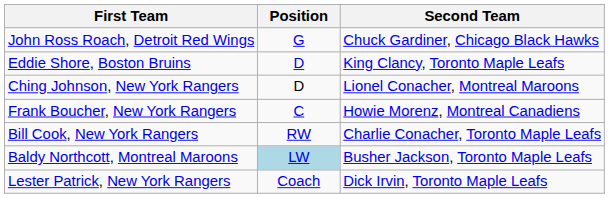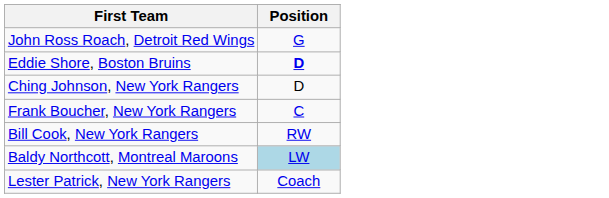- column: (472, 16)
(299, 63) normal -> (299, 63) bold
